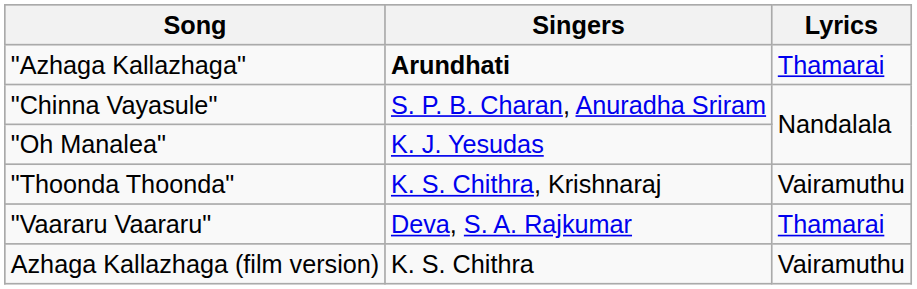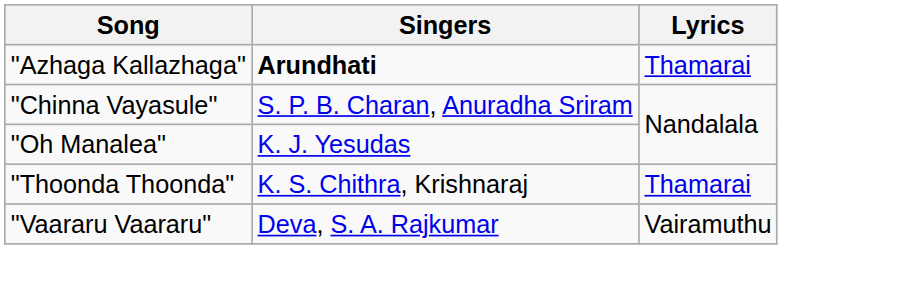(841, 185) Vairamuthu -> (698, 185) Thamarai
(831, 225) Thamarai -> (708, 225) Vairamuthu
- row: (195, 265)
